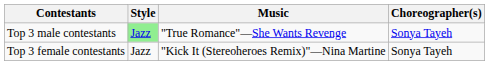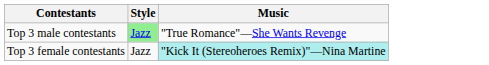- column: (436, 13)
(273, 51) no background -> (273, 51) paleturquoise background
